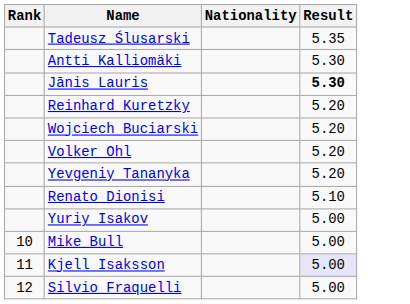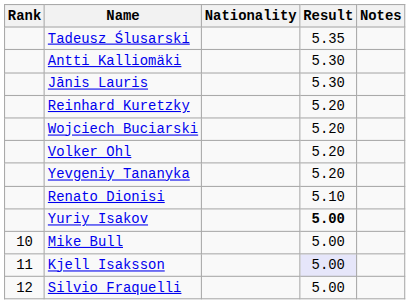+ column: (381, 16)
(328, 84) bold -> (328, 84) normal
(328, 220) normal -> (328, 220) bold
